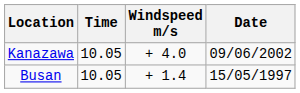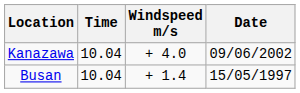(101, 54) 10.05 -> (101, 54) 10.04
(101, 77) 10.05 -> (101, 77) 10.04
